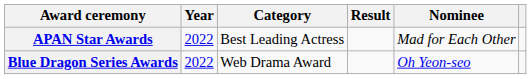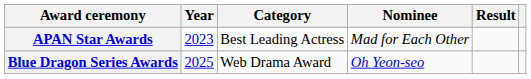columns swapped: (456, 16) <-> (371, 16)
(199, 39) 2022 -> (199, 39) 2023
(199, 62) 2022 -> (199, 62) 2025
